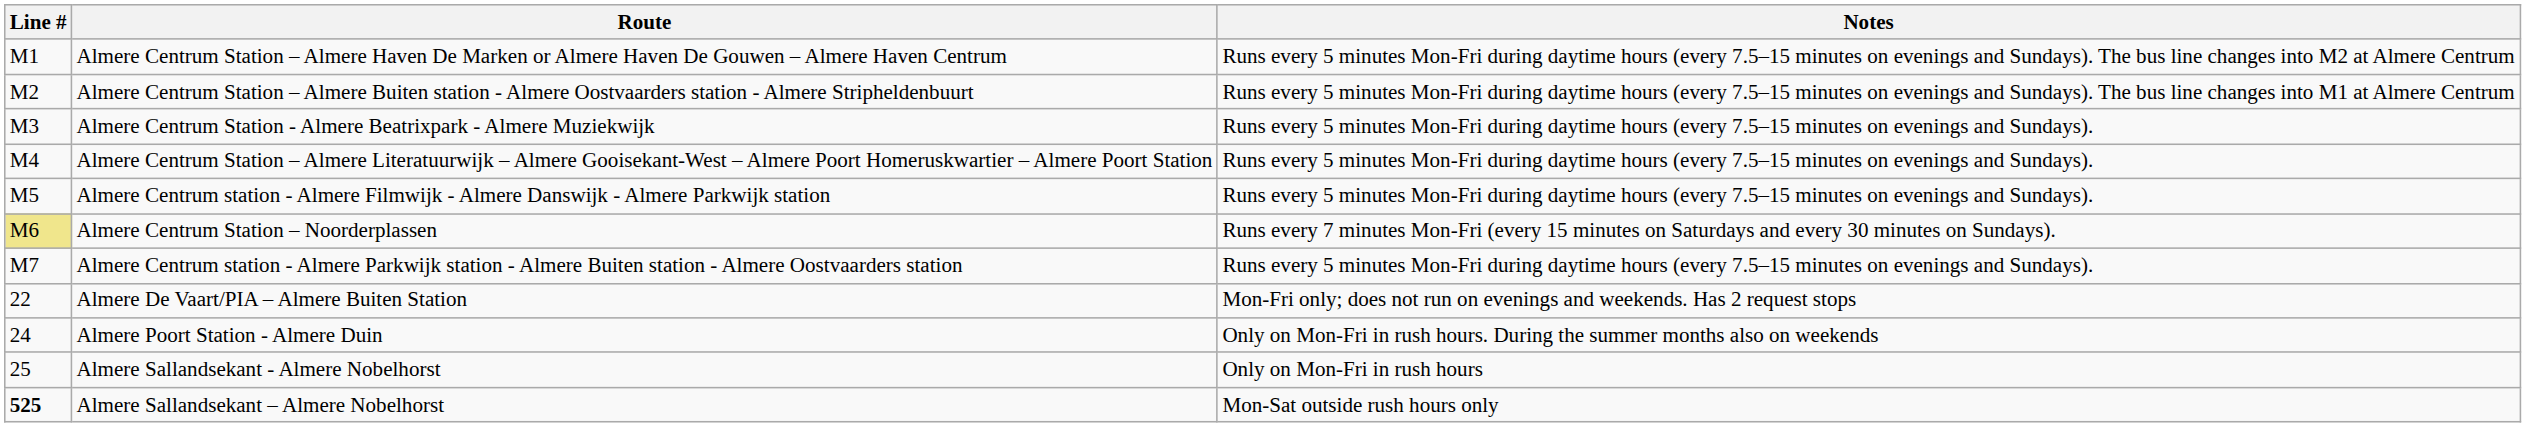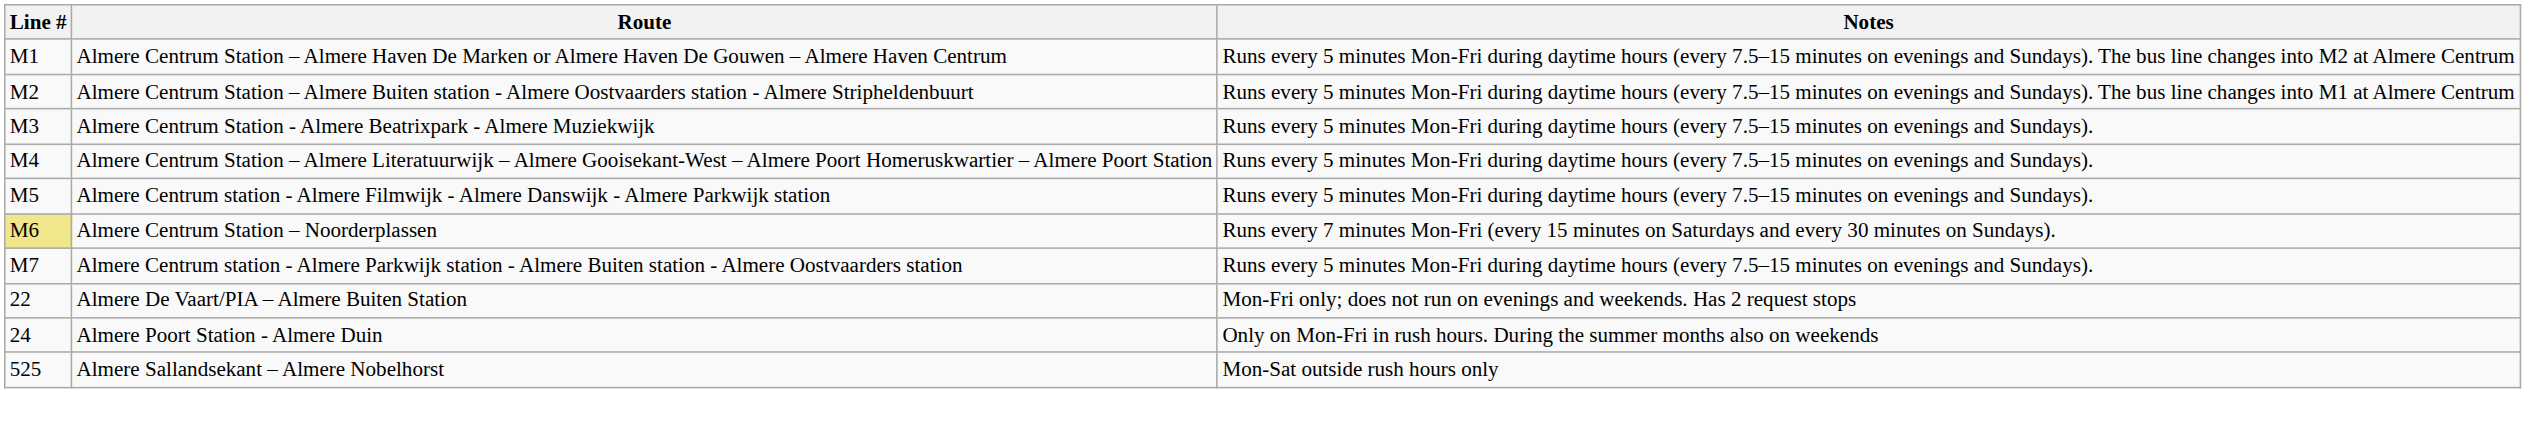- row: (259, 369)
(26, 404) bold -> (26, 369) normal
